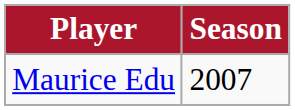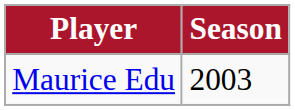(221, 79) 2007 -> (221, 79) 2003
